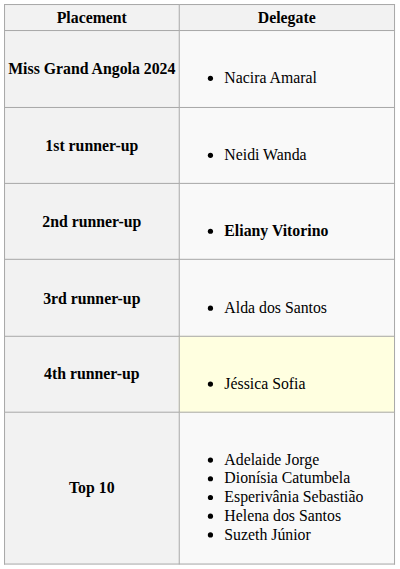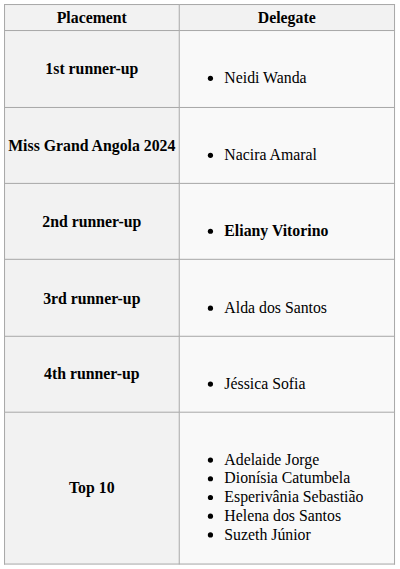rows swapped: (92, 68) <-> (92, 145)
(287, 384) lightyellow background -> (287, 384) no background
